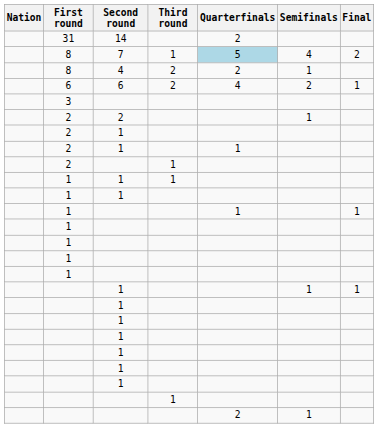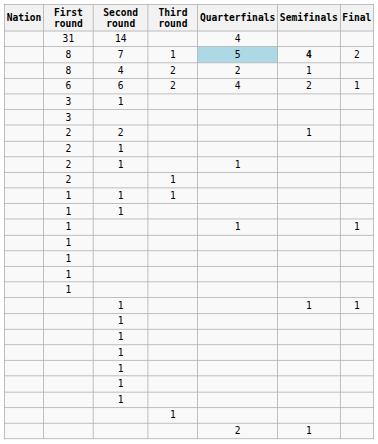(238, 39) 2 -> (238, 39) 4
(309, 55) normal -> (309, 55) bold
+ row: (68, 102)
